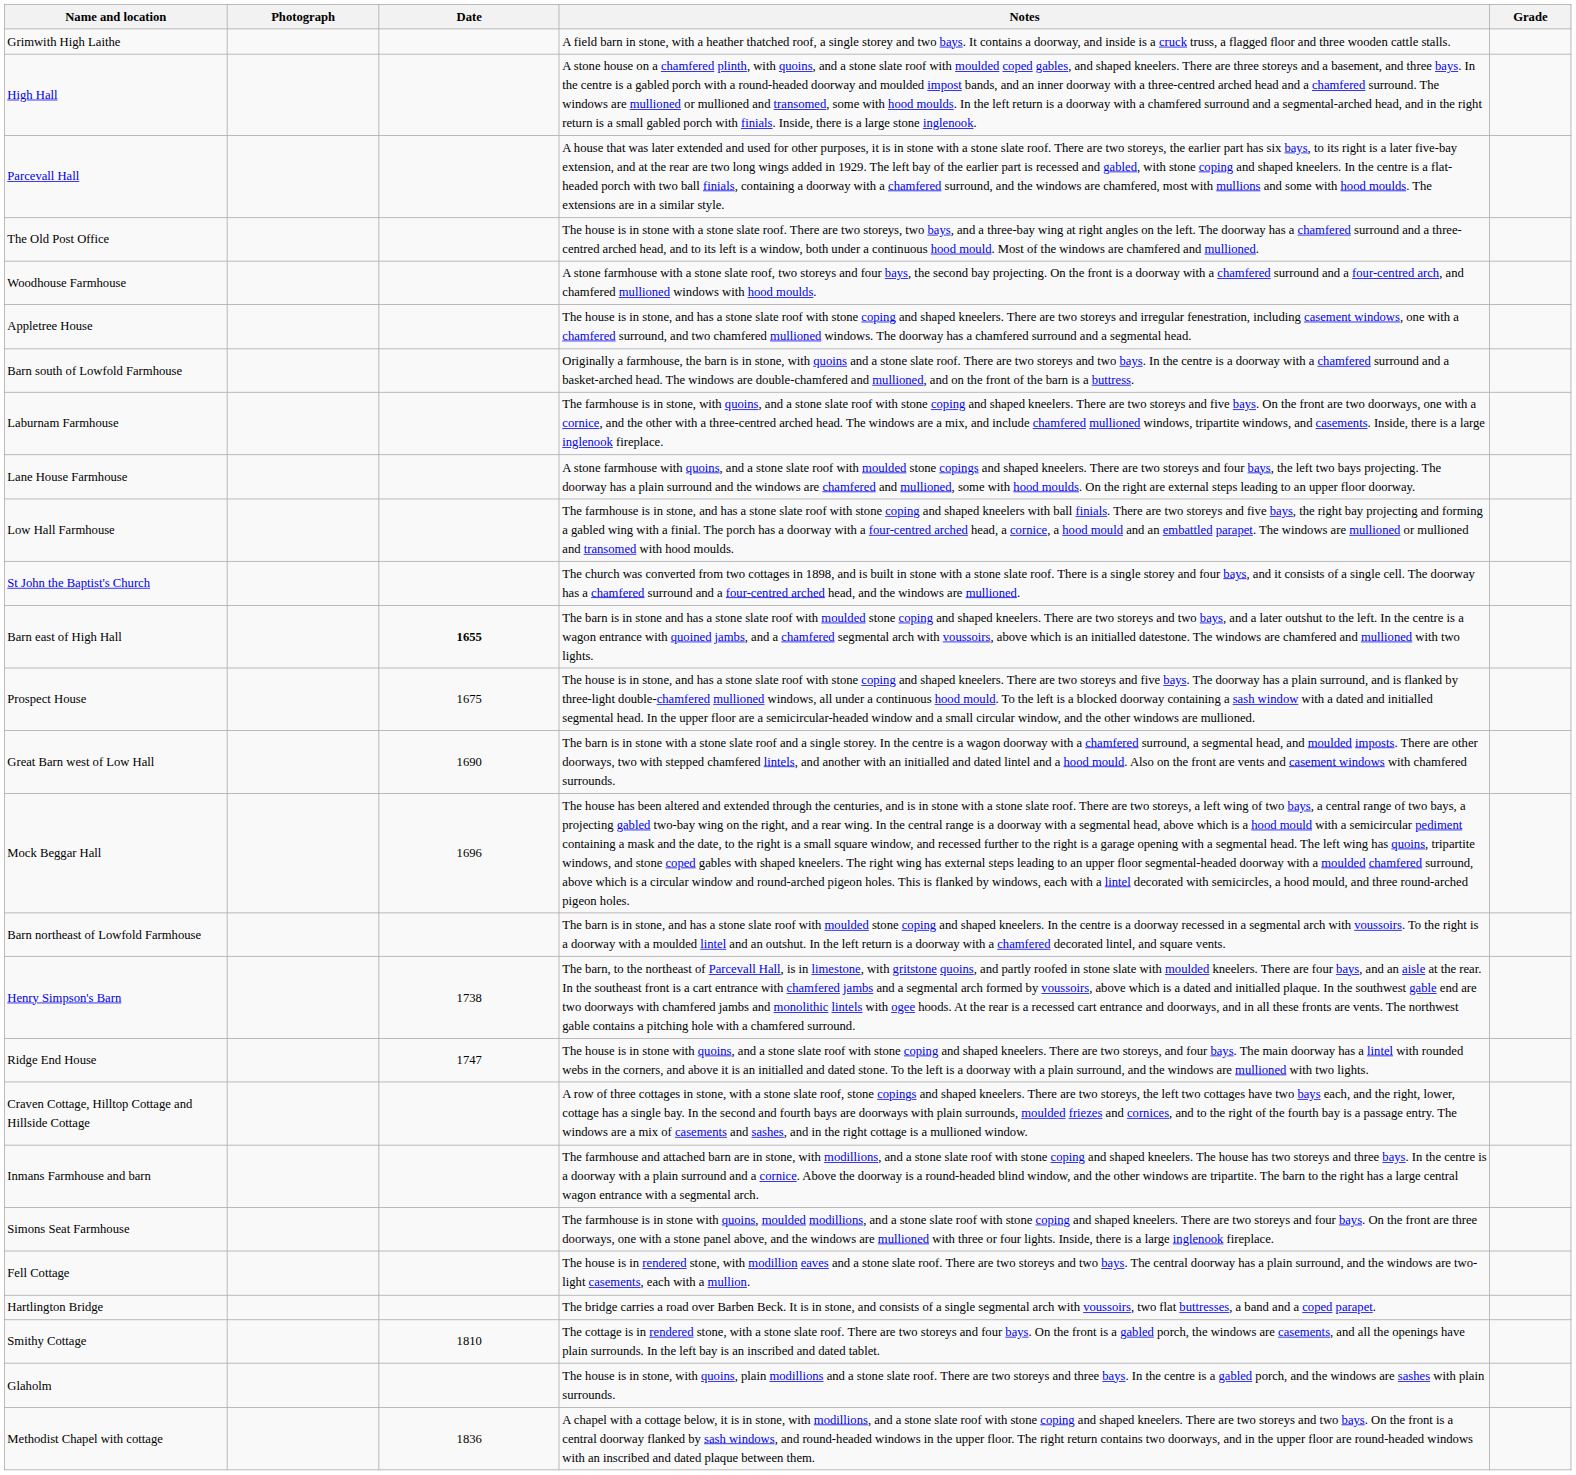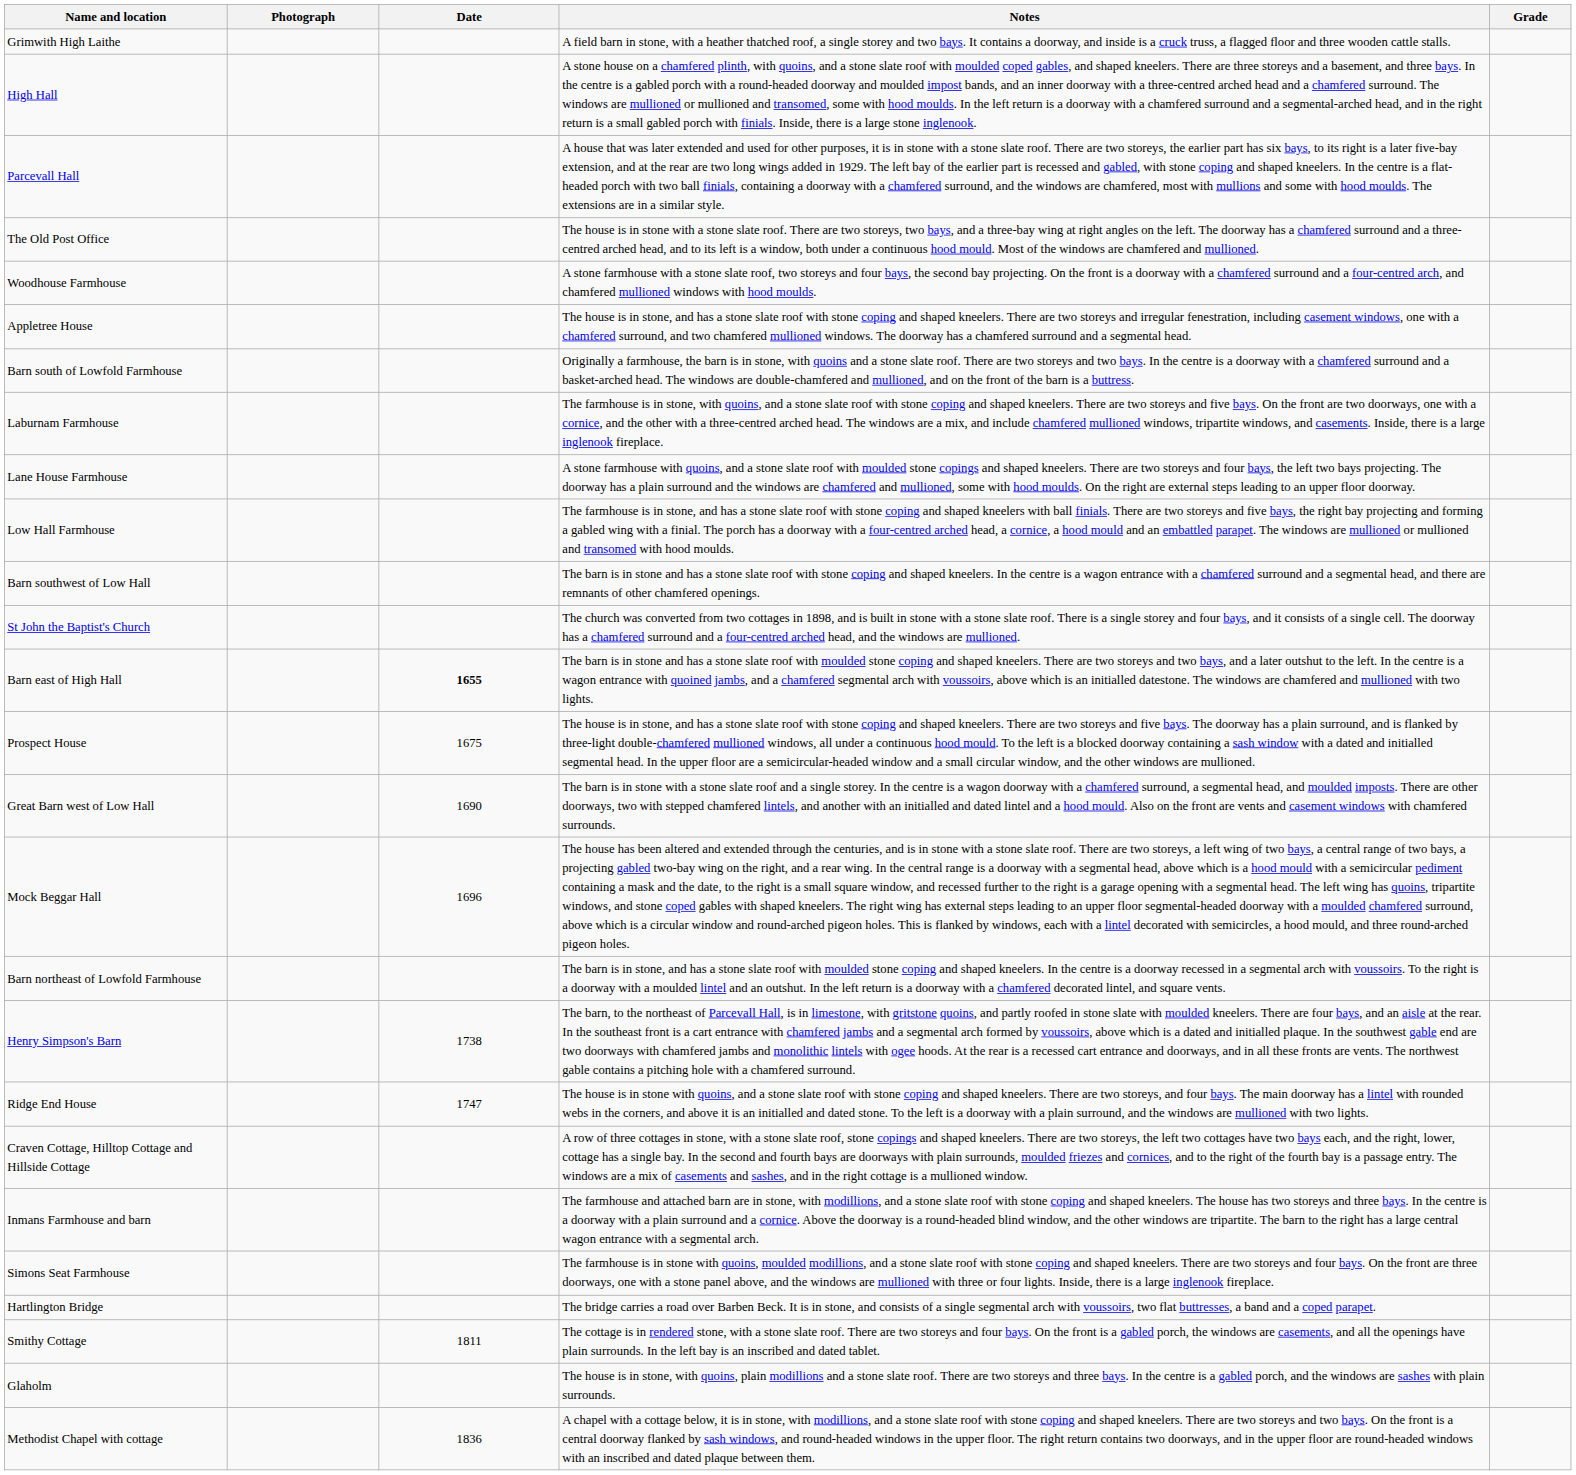+ row: (79, 583)
- row: (38, 1273)
(469, 1341) 1810 -> (469, 1341) 1811
